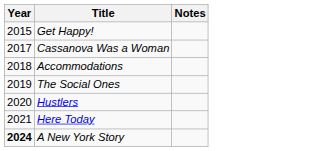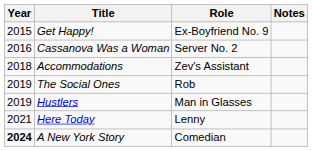+ column: (222, 13)
(19, 48) 2017 -> (19, 48) 2016
(19, 102) 2020 -> (19, 102) 2019
